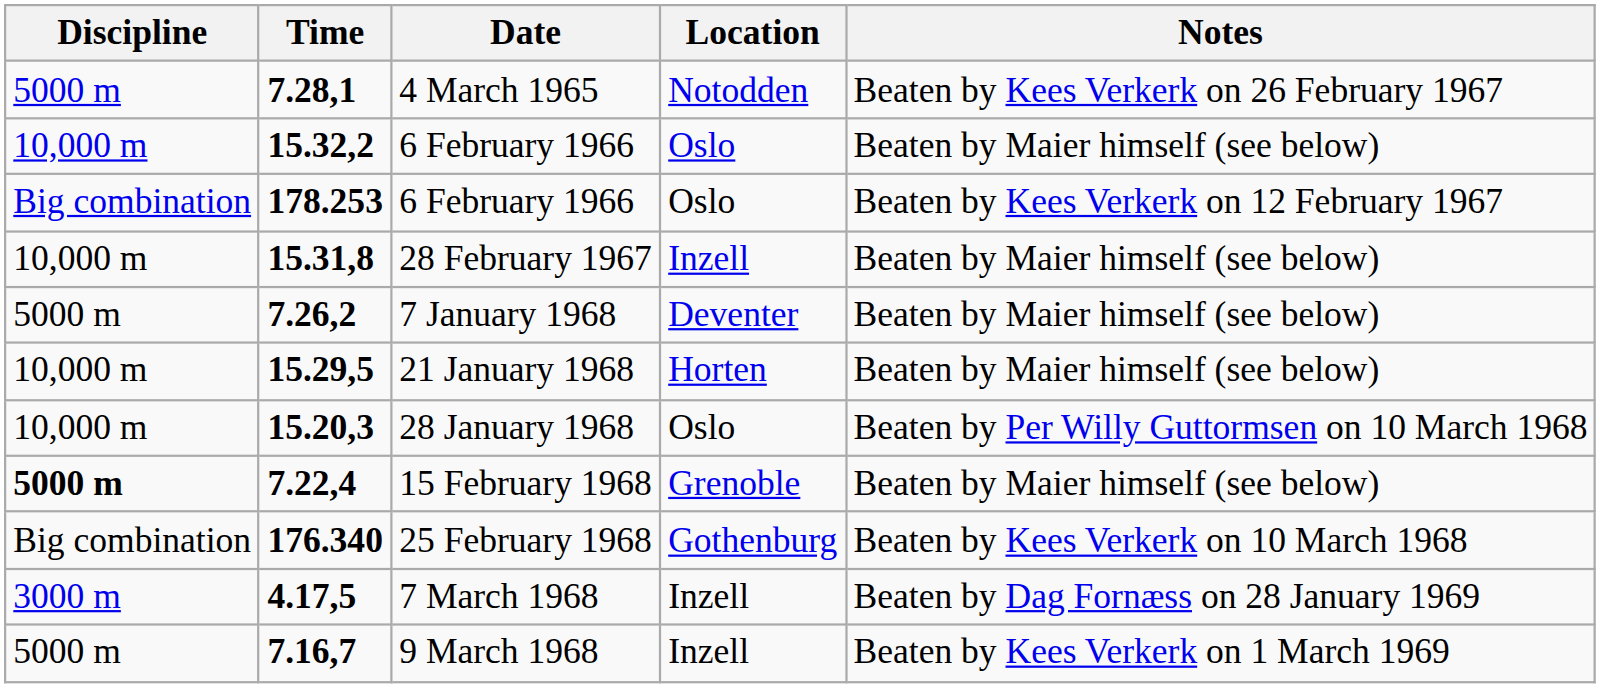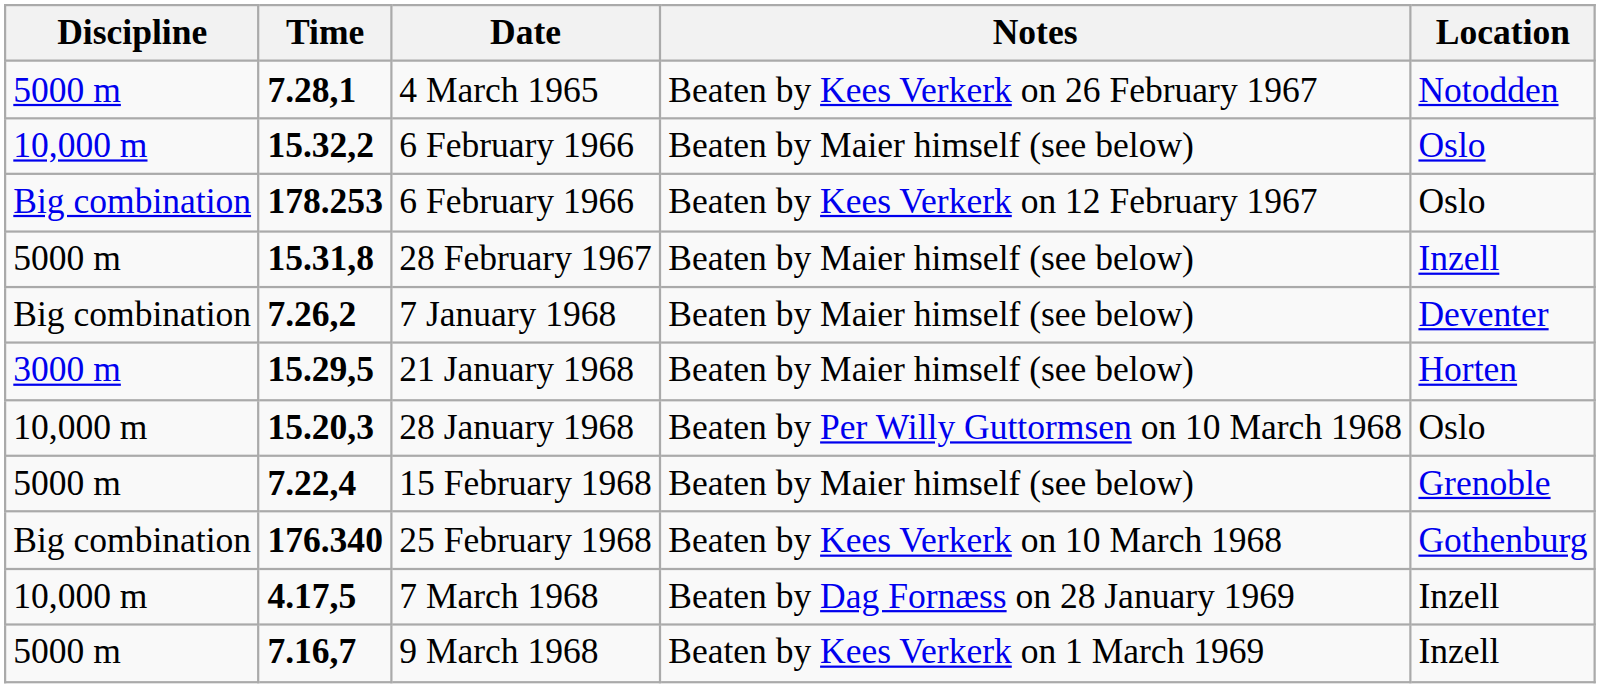columns swapped: (753, 32) <-> (1221, 32)
(80, 257) 10,000 m -> (67, 257) 5000 m
(67, 314) 5000 m -> (132, 314) Big combination
(80, 370) 10,000 m -> (67, 370) 3000 m
(68, 483) bold -> (67, 483) normal
(67, 595) 3000 m -> (80, 595) 10,000 m
